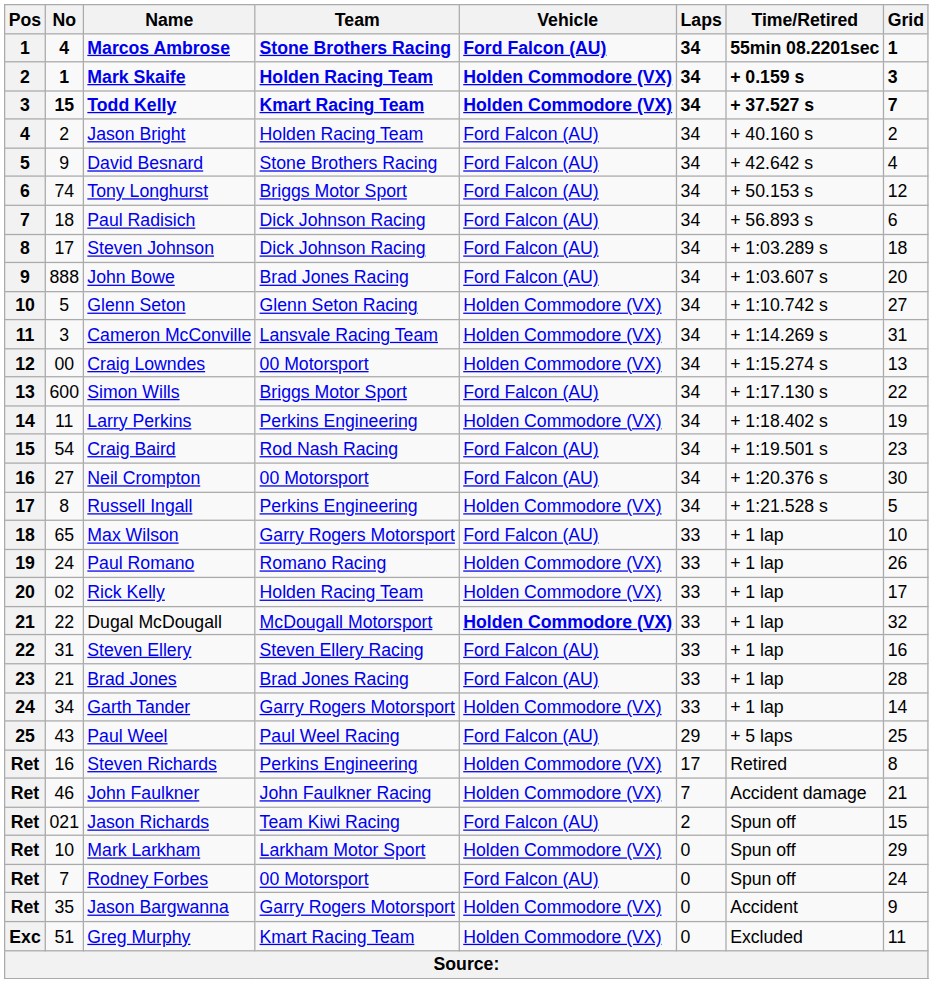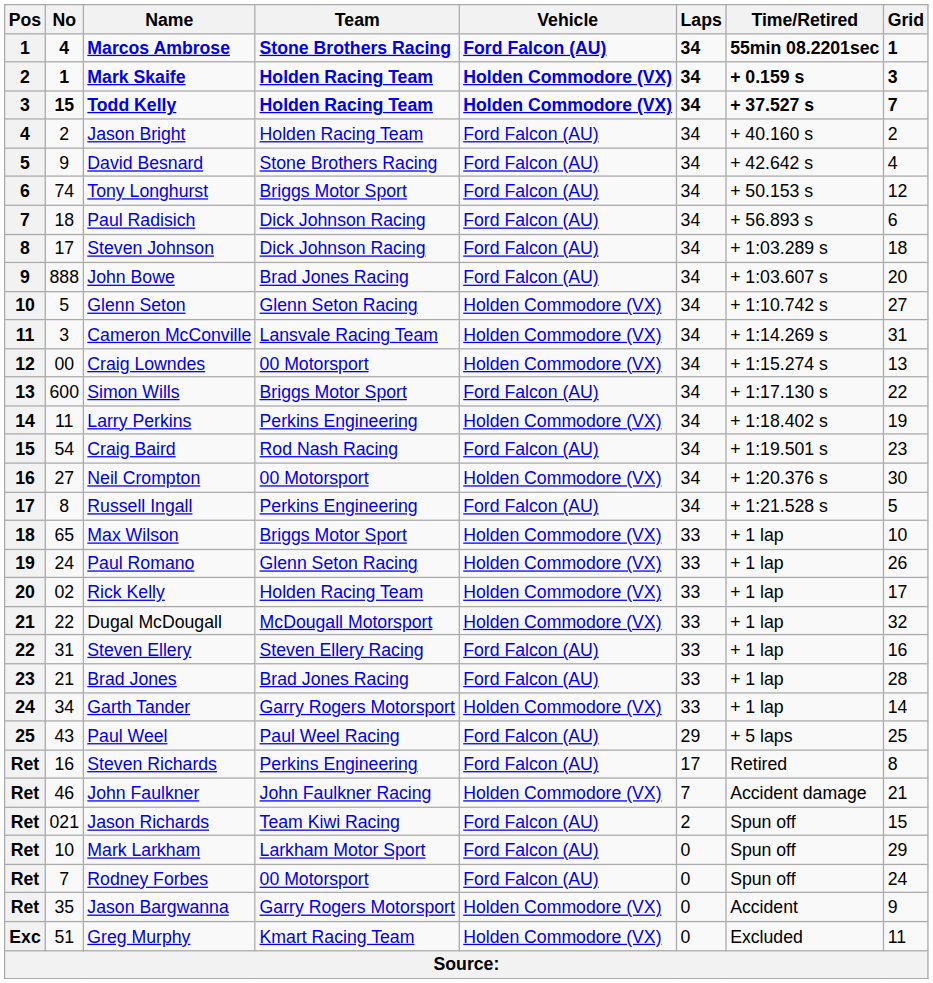(342, 105) Kmart Racing Team -> (346, 105) Holden Racing Team
(531, 477) Ford Falcon (AU) -> (562, 477) Holden Commodore (VX)
(562, 506) Holden Commodore (VX) -> (531, 506) Ford Falcon (AU)
(357, 535) Garry Rogers Motorsport -> (333, 535) Briggs Motor Sport
(531, 535) Ford Falcon (AU) -> (562, 535) Holden Commodore (VX)
(323, 563) Romano Racing -> (339, 563) Glenn Seton Racing
(568, 621) bold -> (562, 621) normal
(562, 764) Holden Commodore (VX) -> (531, 764) Ford Falcon (AU)
(562, 850) Holden Commodore (VX) -> (531, 850) Ford Falcon (AU)
